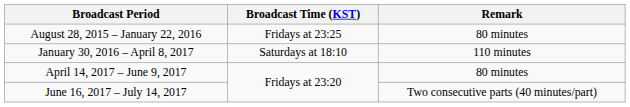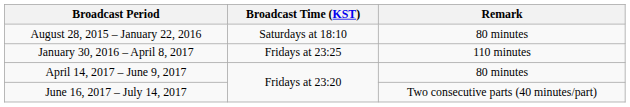(303, 34) Fridays at 23:25 -> (303, 34) Saturdays at 18:10
(303, 53) Saturdays at 18:10 -> (303, 53) Fridays at 23:25
